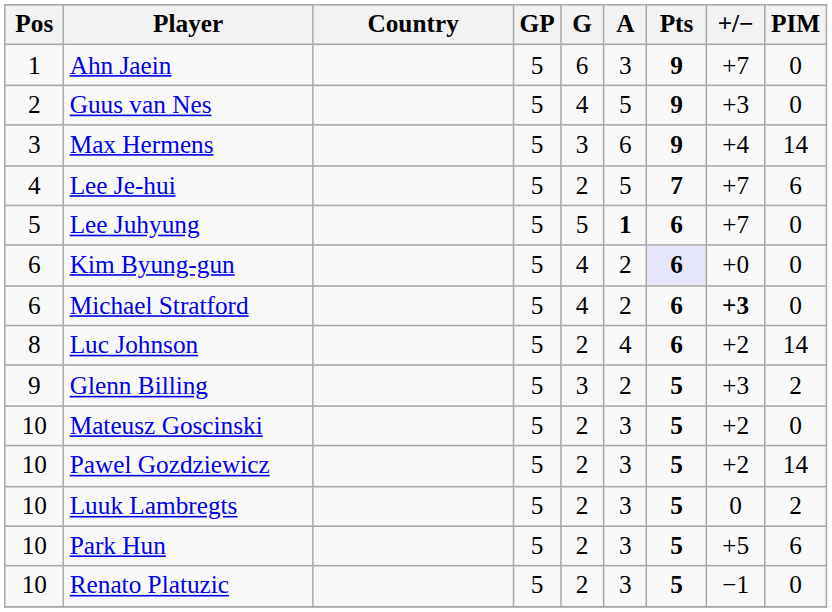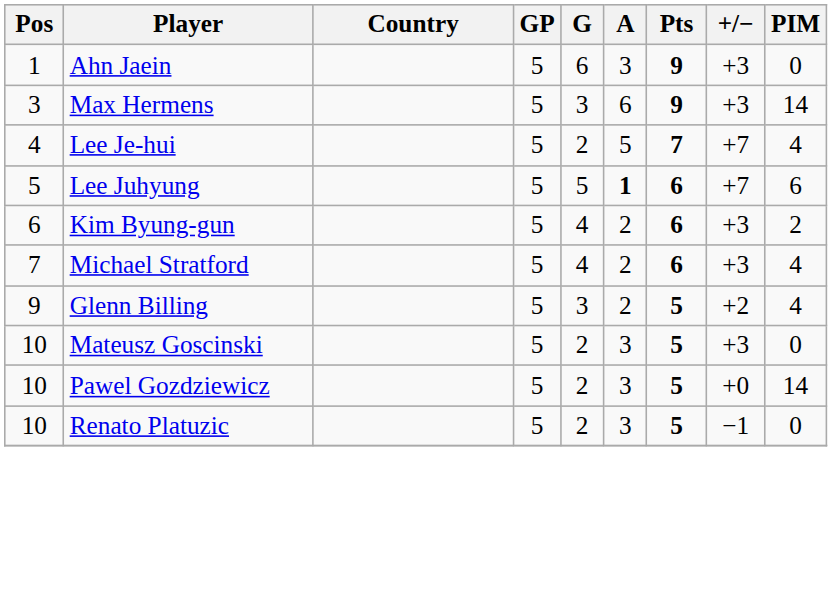(736, 64) +7 -> (736, 64) +3
- row: (141, 104)
(736, 144) +4 -> (736, 104) +3
(796, 184) 6 -> (796, 144) 4
(796, 225) 0 -> (796, 184) 6
(677, 265) lavender background -> (677, 225) no background
(736, 265) +0 -> (736, 225) +3
(796, 265) 0 -> (796, 225) 2
(34, 305) 6 -> (34, 265) 7
(736, 305) bold -> (736, 265) normal
(796, 305) 0 -> (796, 265) 4
- row: (134, 345)
(736, 385) +3 -> (736, 305) +2
(796, 385) 2 -> (796, 305) 4
(736, 425) +2 -> (736, 345) +3
(736, 465) +2 -> (736, 385) +0
- row: (154, 505)
- row: (118, 545)
